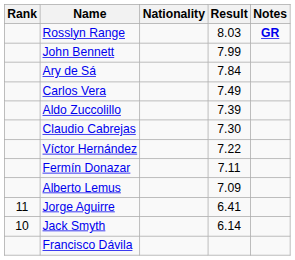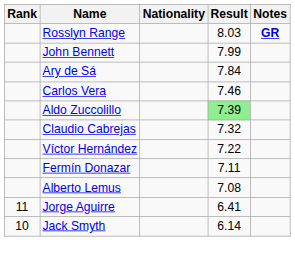(229, 91) 7.49 -> (229, 91) 7.46
(229, 110) no background -> (229, 110) lightgreen background
(229, 129) 7.30 -> (229, 129) 7.32
(229, 187) 7.09 -> (229, 187) 7.08
- row: (87, 245)
